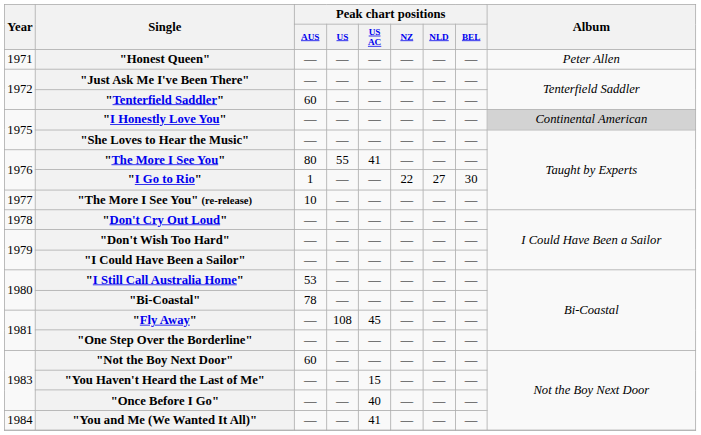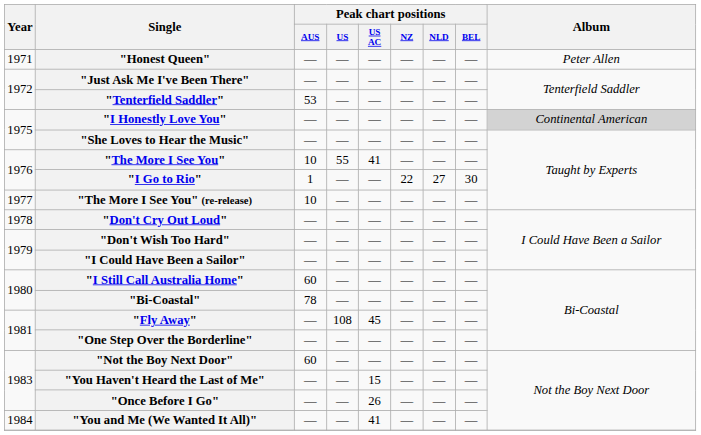(310, 99) 60 -> (310, 99) 53
(310, 159) 80 -> (310, 159) 10
(310, 280) 53 -> (310, 280) 60
(375, 400) 40 -> (375, 400) 26
